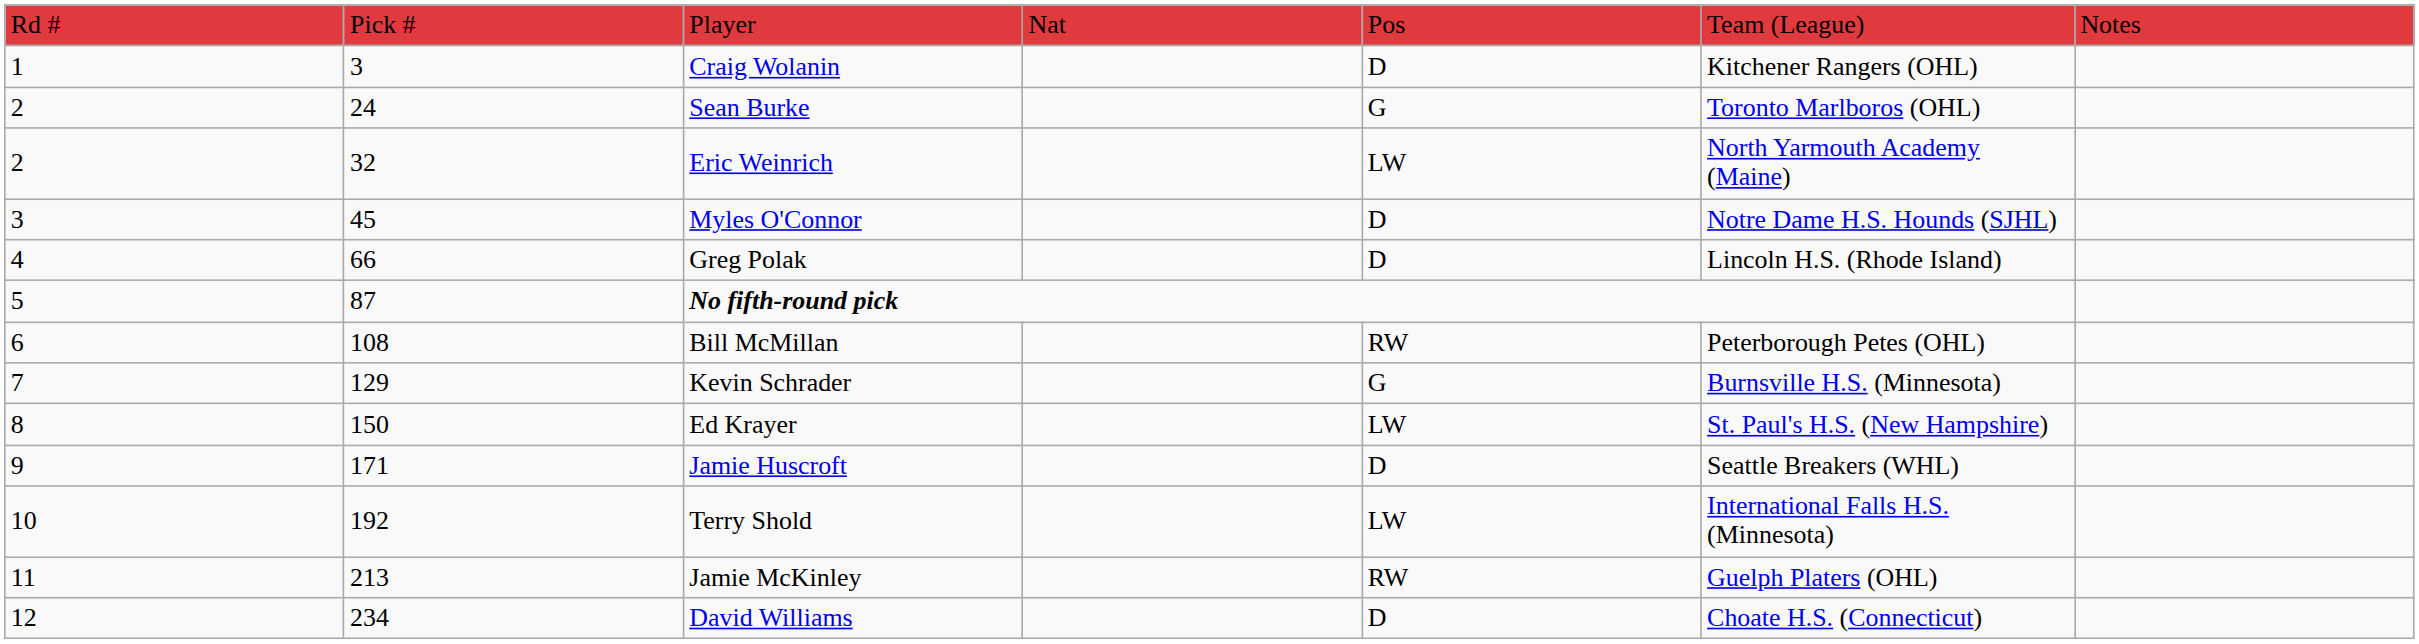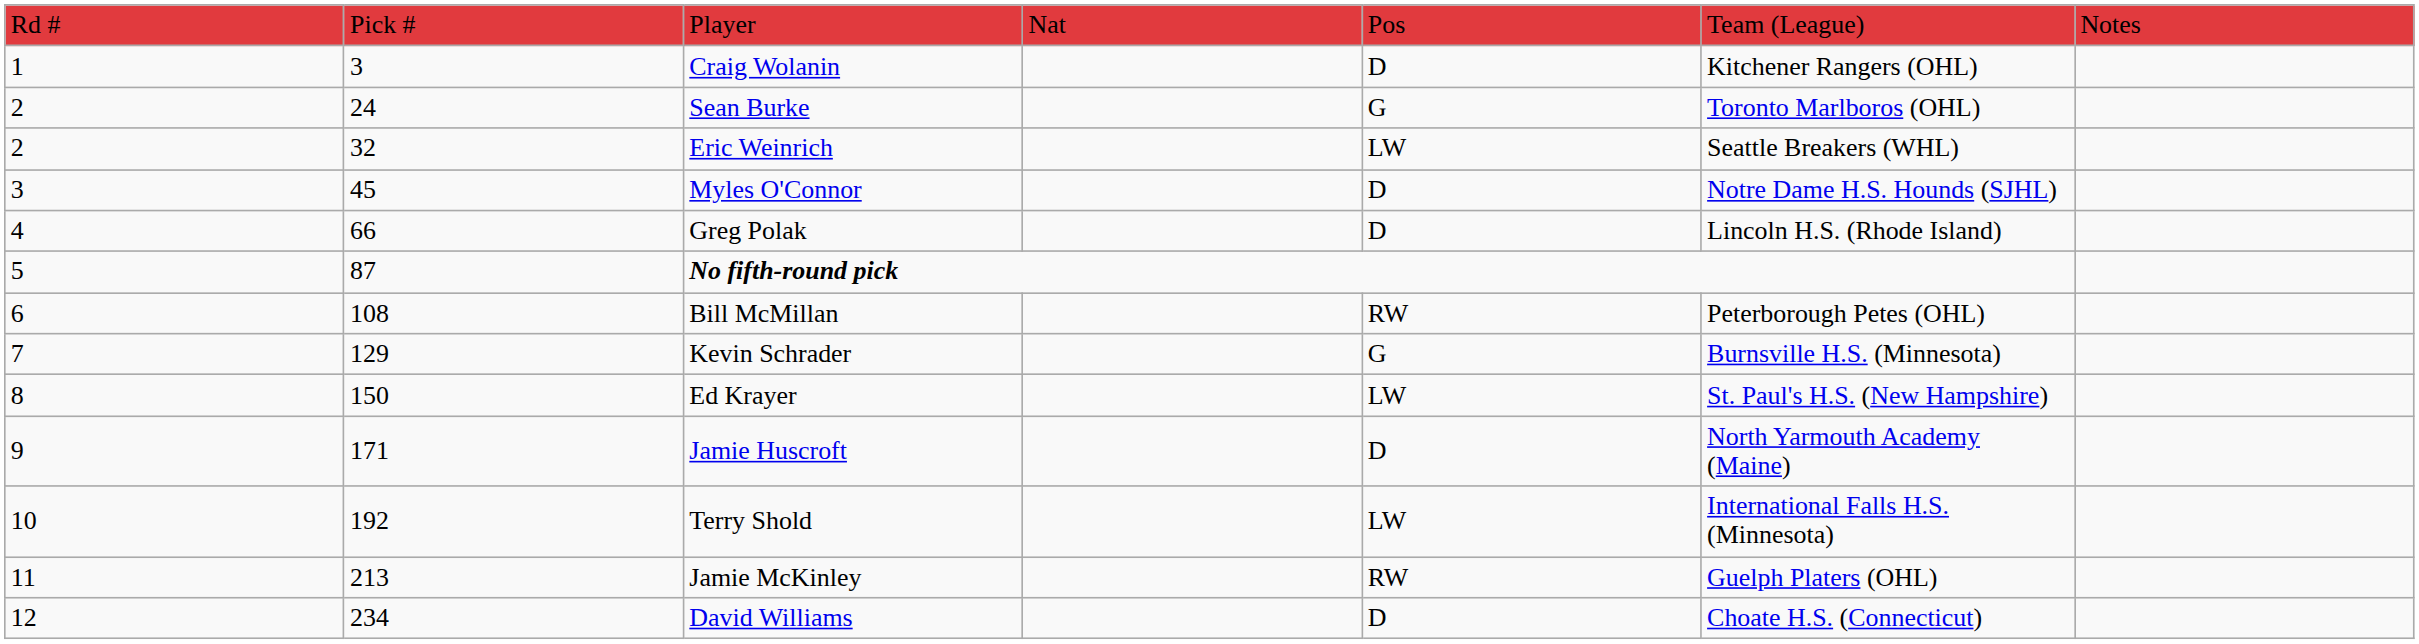(1844, 162) North Yarmouth Academy (Maine) -> (1833, 148) Seattle Breakers (WHL)
(1833, 465) Seattle Breakers (WHL) -> (1844, 450) North Yarmouth Academy (Maine)
